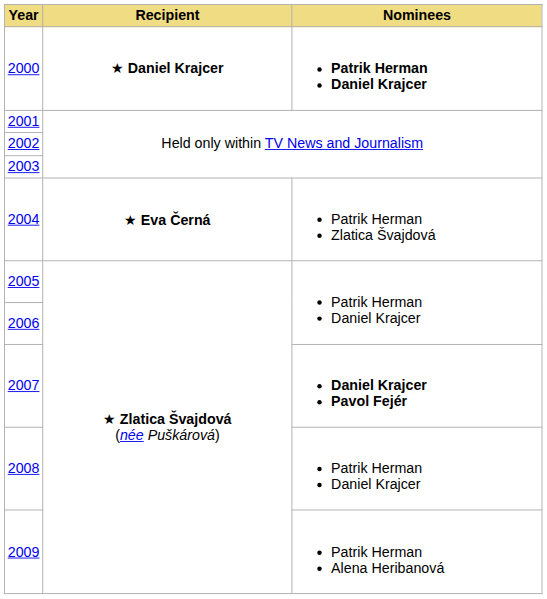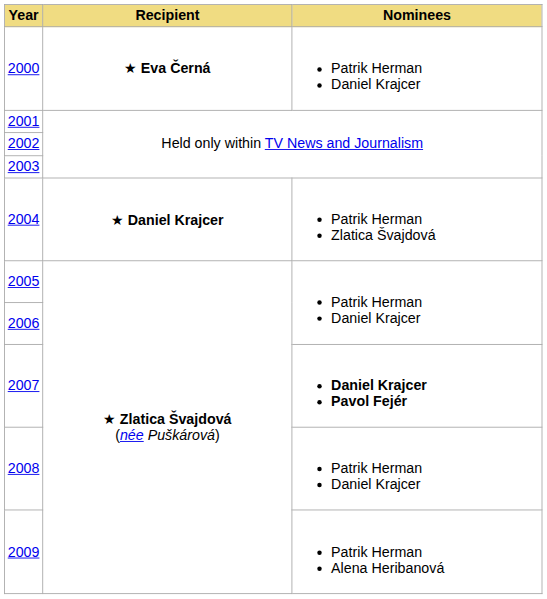(167, 69) ★ Daniel Krajcer -> (167, 69) ★ Eva Černá
(417, 77) bold -> (417, 77) normal
(167, 219) ★ Eva Černá -> (167, 219) ★ Daniel Krajcer
